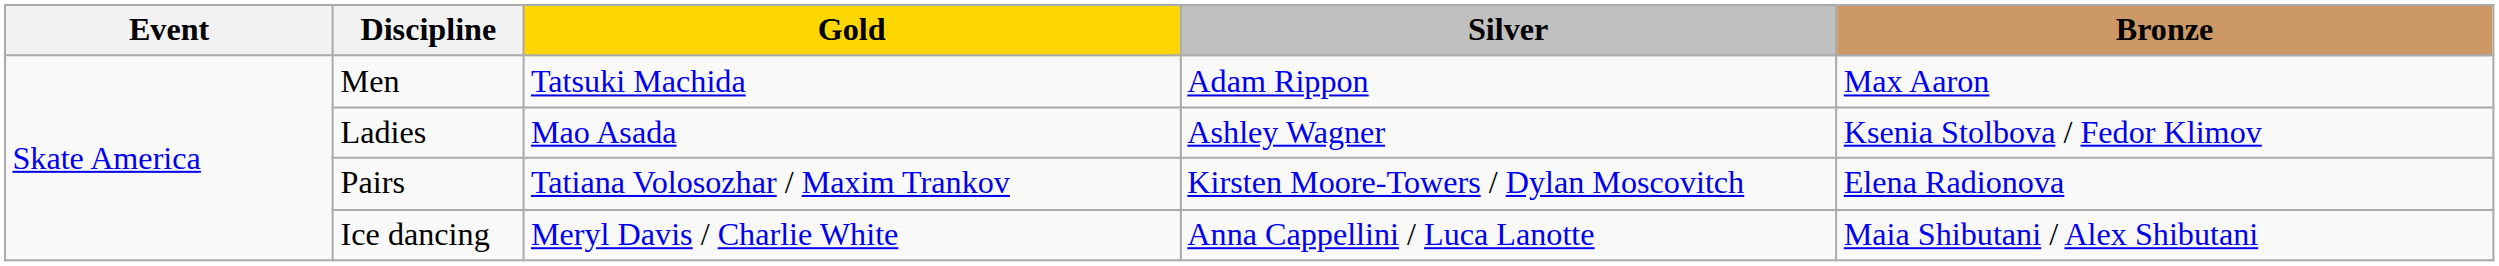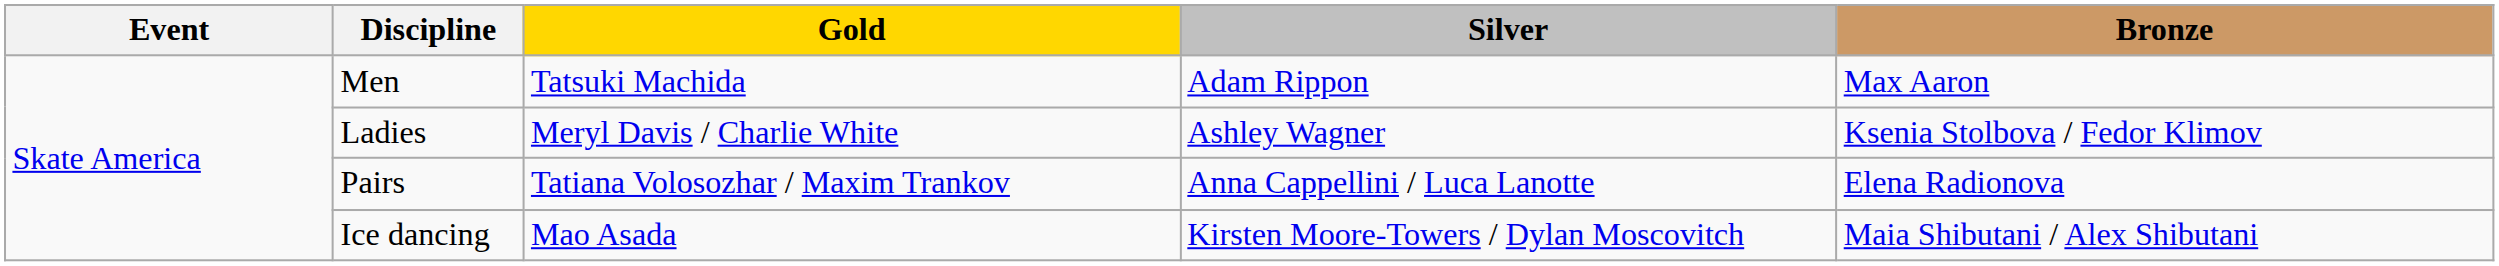(604, 132) Mao Asada -> (715, 132) Meryl Davis / Charlie White
(1466, 183) Kirsten Moore-Towers / Dylan Moscovitch -> (1391, 183) Anna Cappellini / Luca Lanotte
(715, 234) Meryl Davis / Charlie White -> (604, 234) Mao Asada
(1391, 234) Anna Cappellini / Luca Lanotte -> (1466, 234) Kirsten Moore-Towers / Dylan Moscovitch
